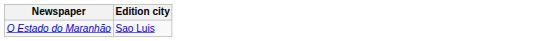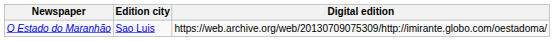+ column: (361, 12)
